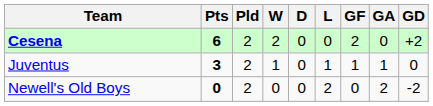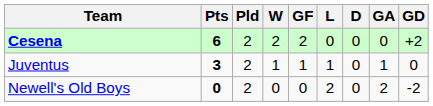columns swapped: (302, 16) <-> (355, 16)
